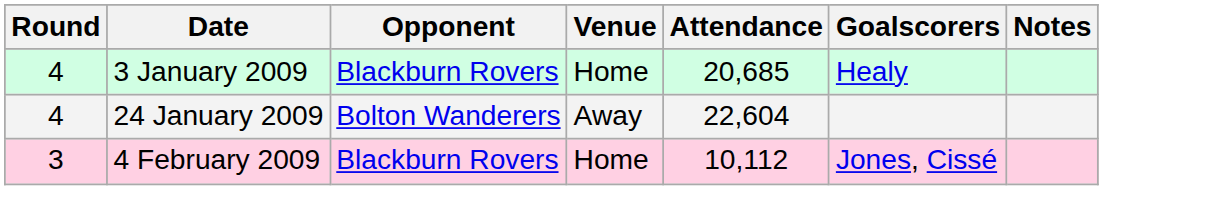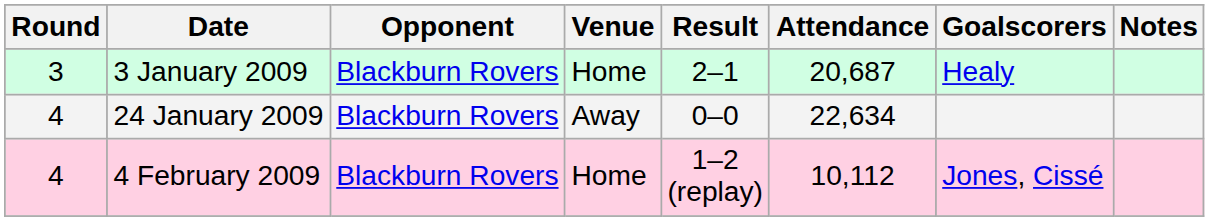+ column: (715, 26)
(56, 71) 4 -> (56, 71) 3
(746, 71) 20,685 -> (853, 71) 20,687
(448, 116) Bolton Wanderers -> (447, 116) Blackburn Rovers
(746, 116) 22,604 -> (853, 116) 22,634
(56, 160) 3 -> (56, 176) 4
